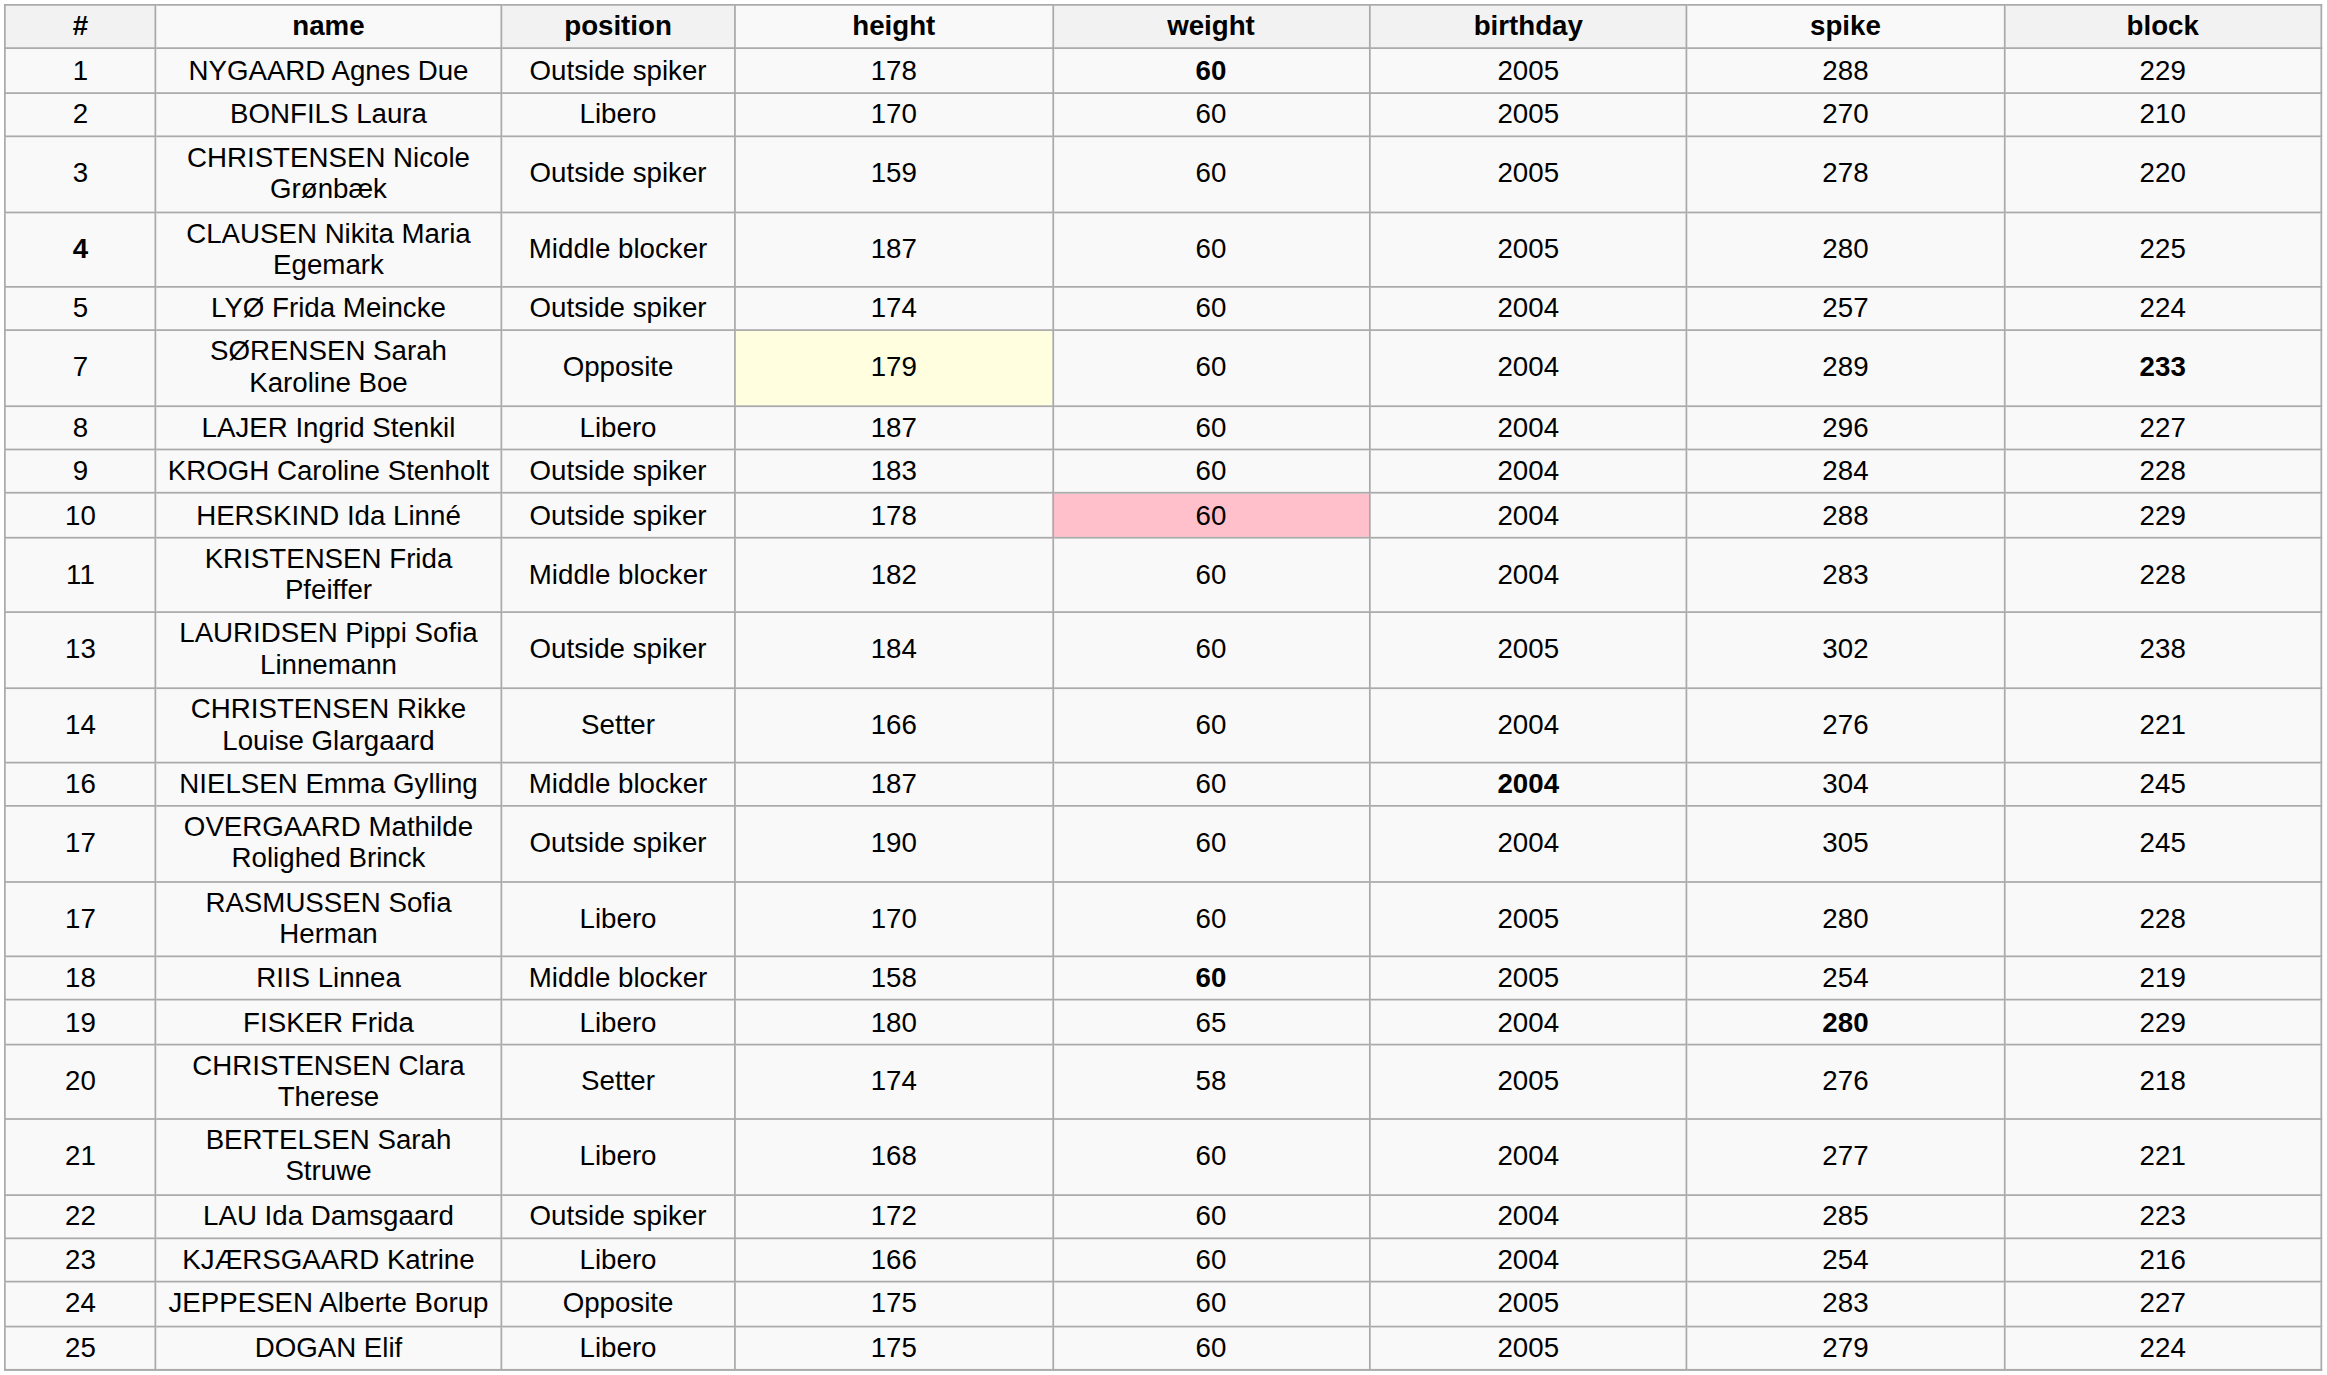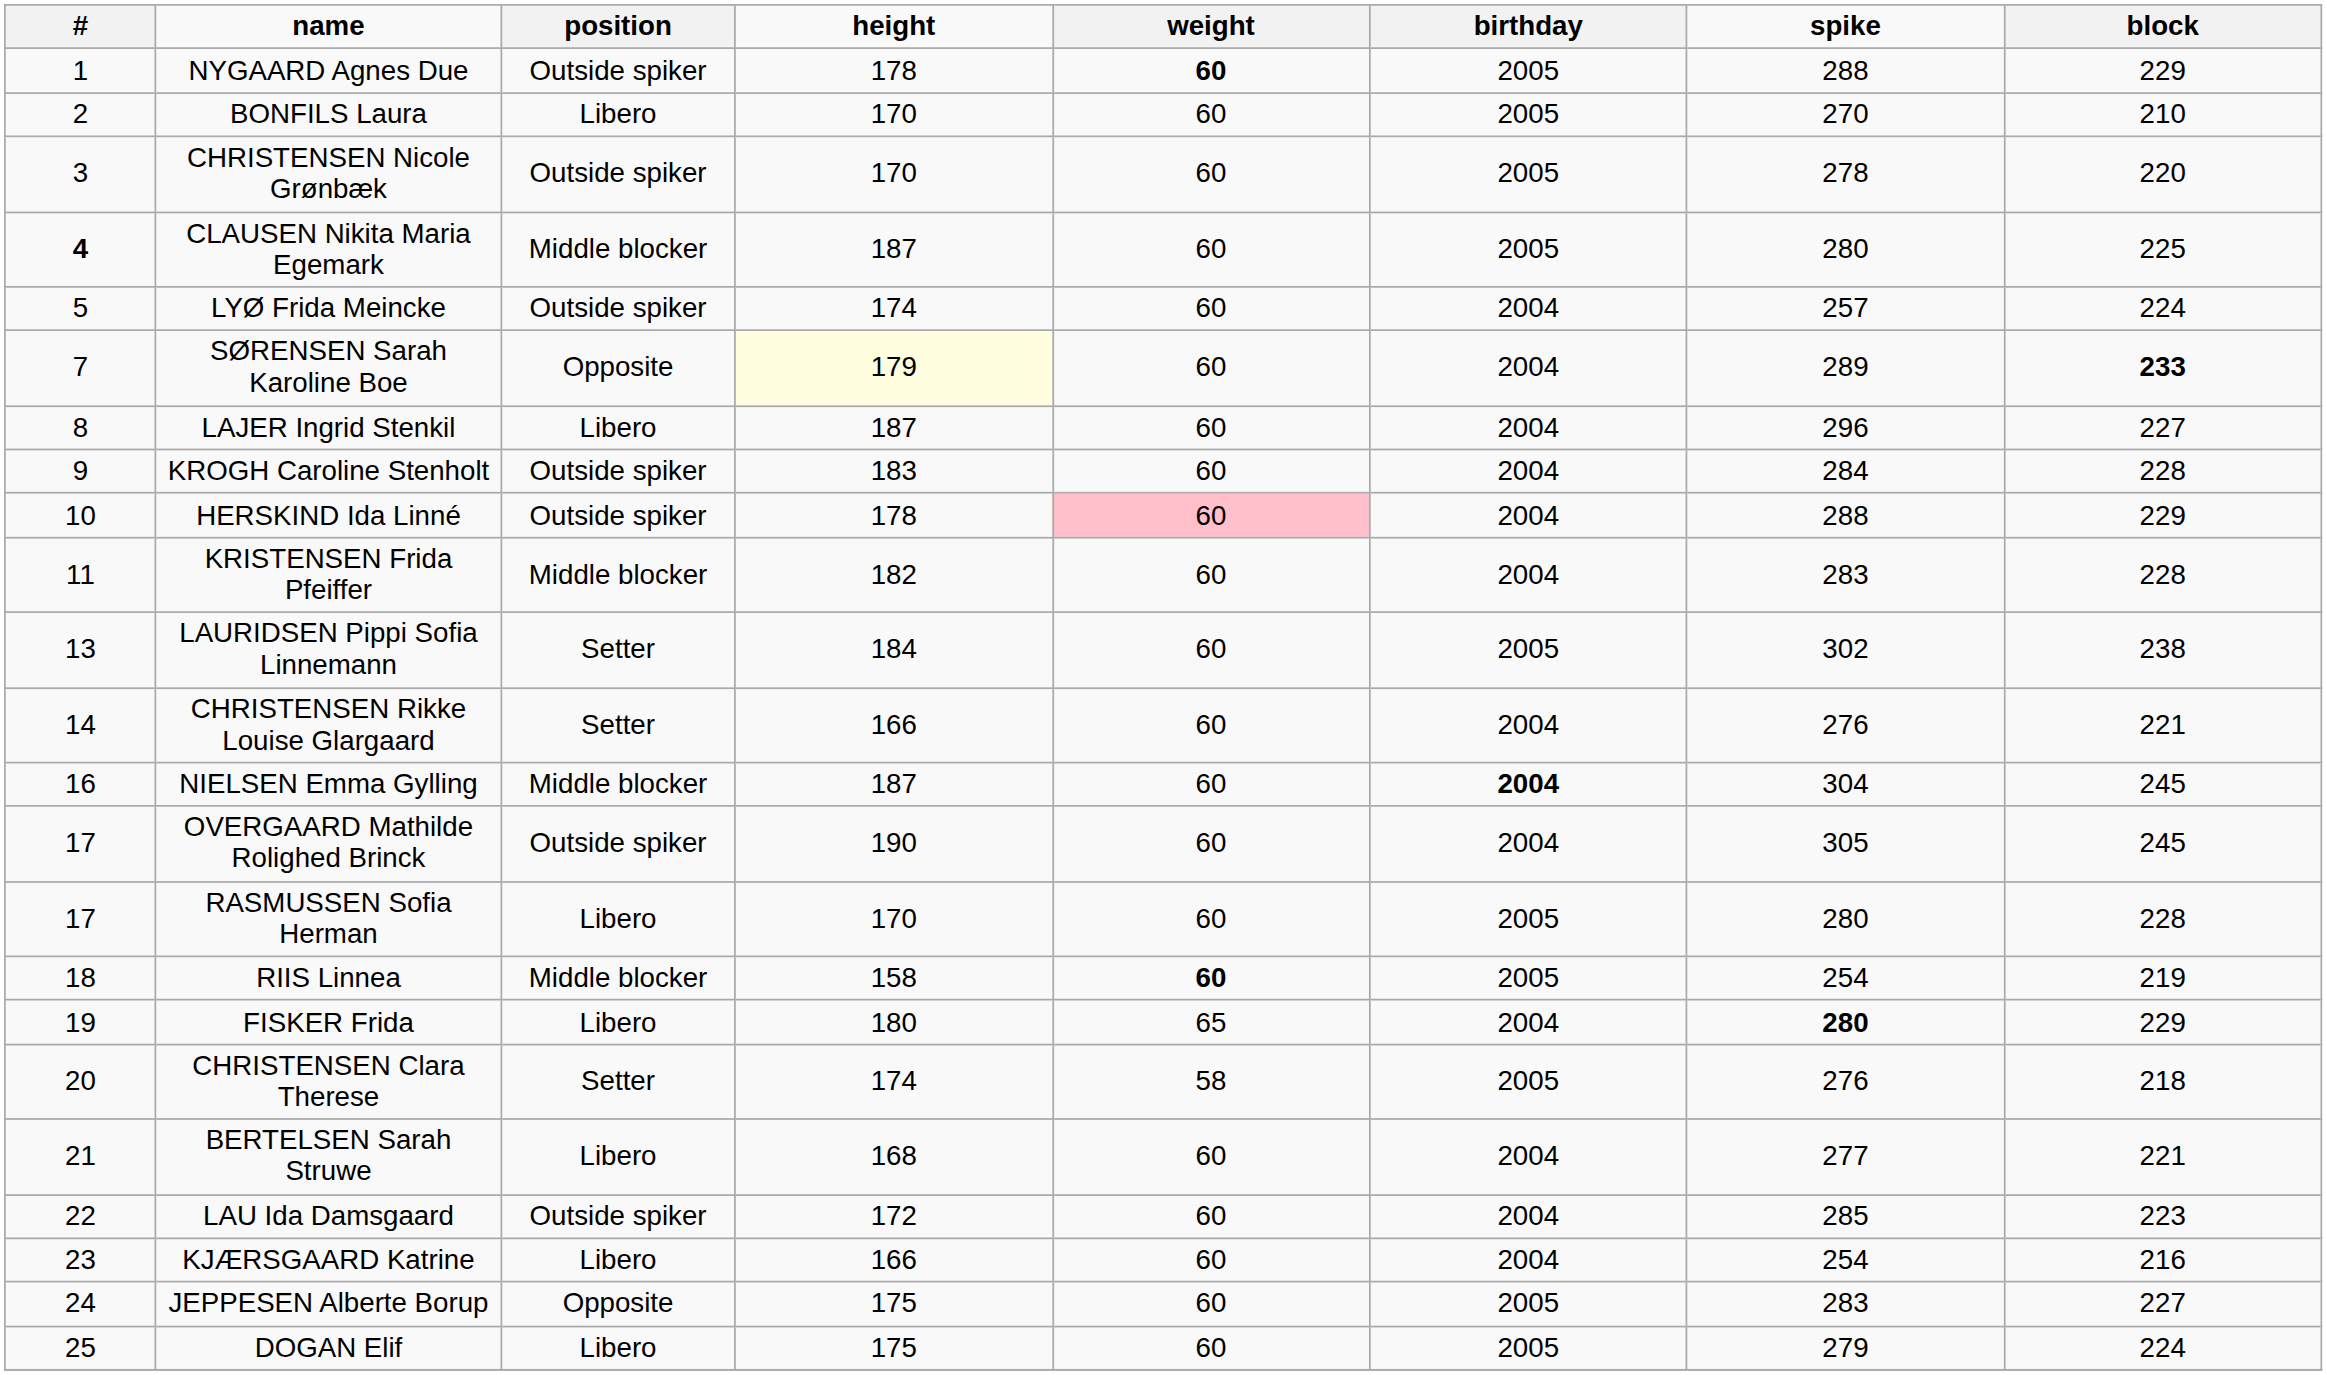(894, 173) 159 -> (894, 173) 170
(618, 649) Outside spiker -> (618, 649) Setter
